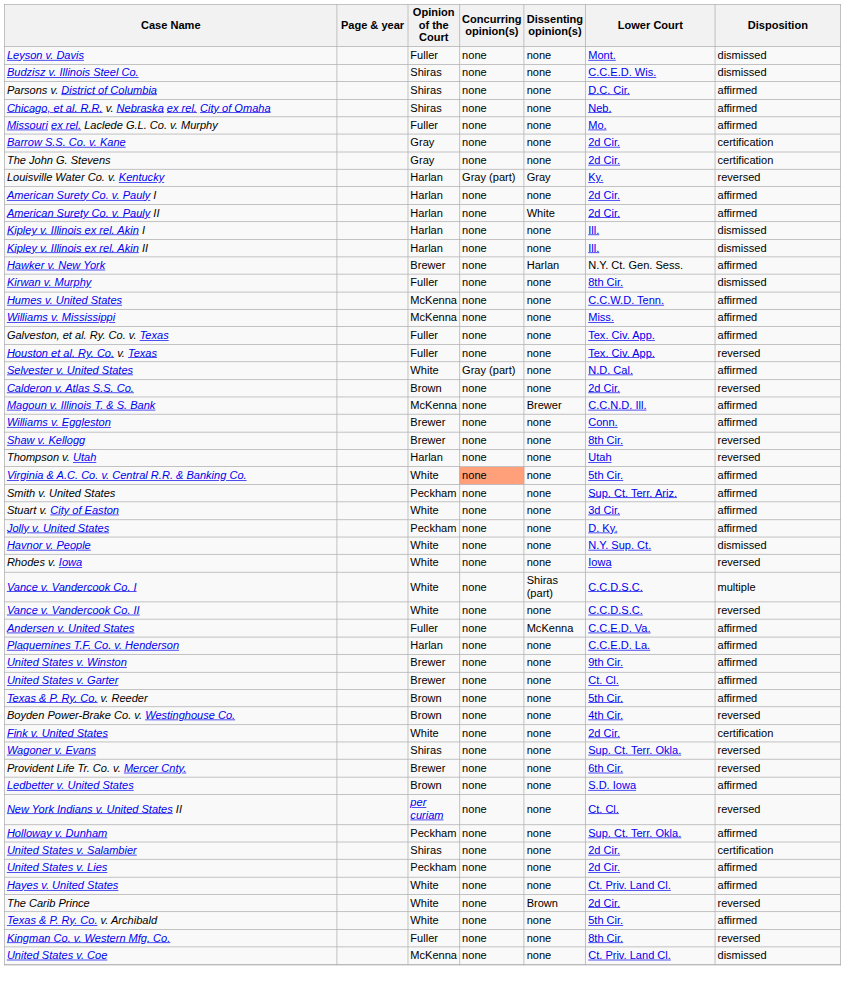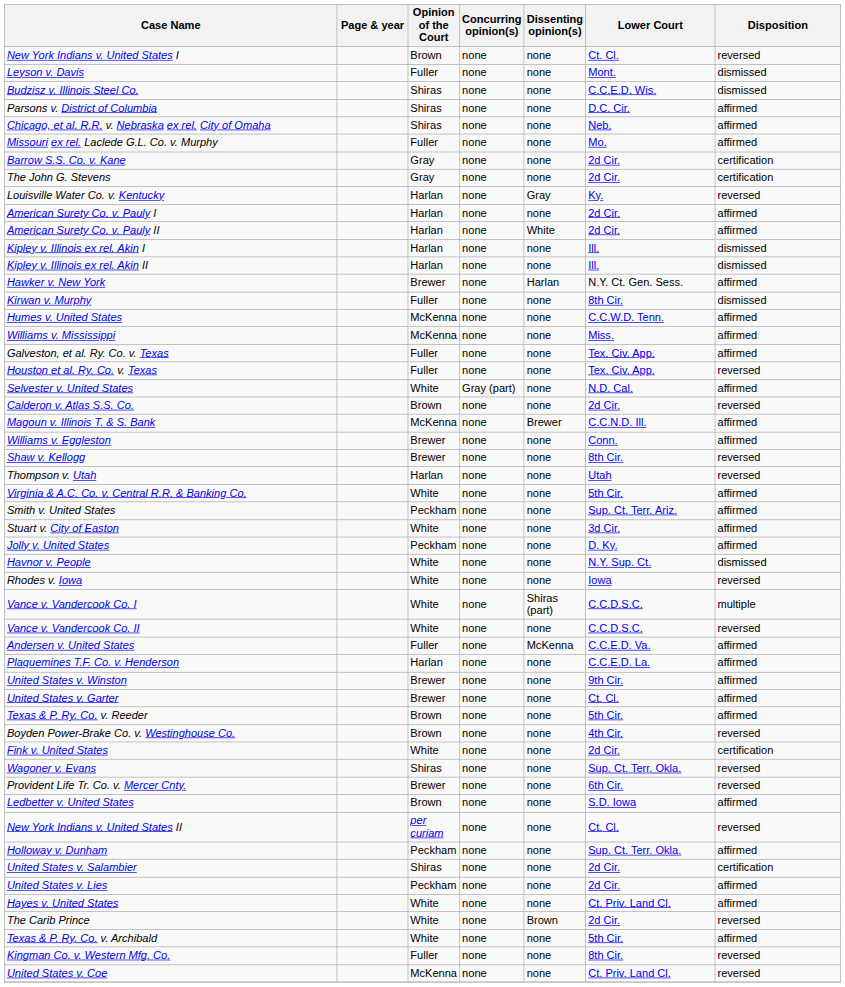+ row: (93, 55)
(489, 178) Gray (part) -> (474, 195) none
(474, 475) lightsalmon background -> (474, 493) no background
(742, 955) dismissed -> (739, 973) reversed
